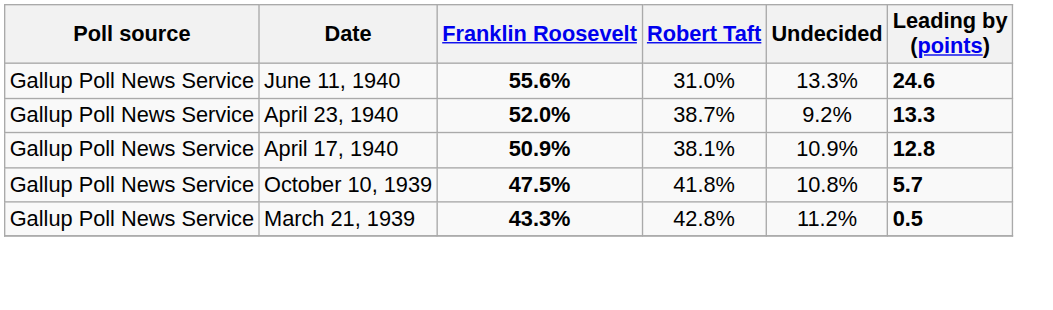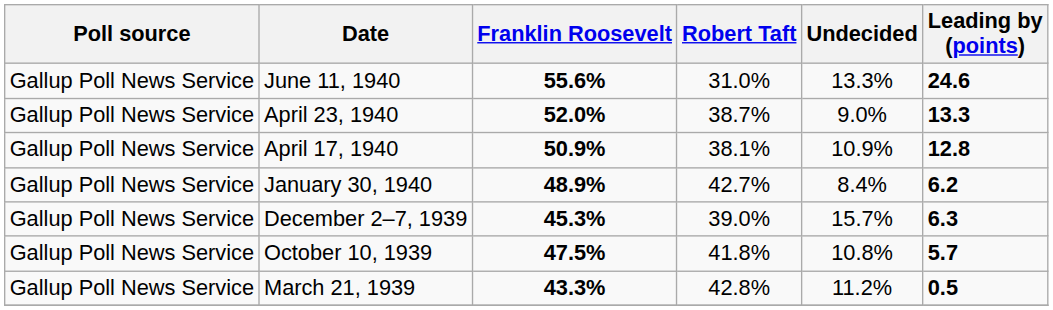(827, 115) 9.2% -> (862, 115) 9.0%
+ row: (348, 184)
+ row: (366, 218)
